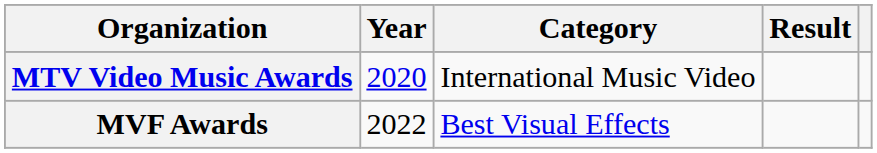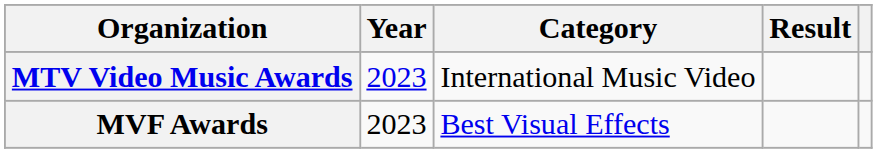(396, 76) 2020 -> (396, 76) 2023
(396, 123) 2022 -> (396, 123) 2023
